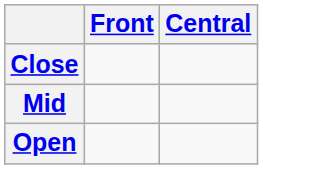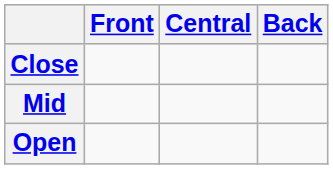+ column: (293, 24)
